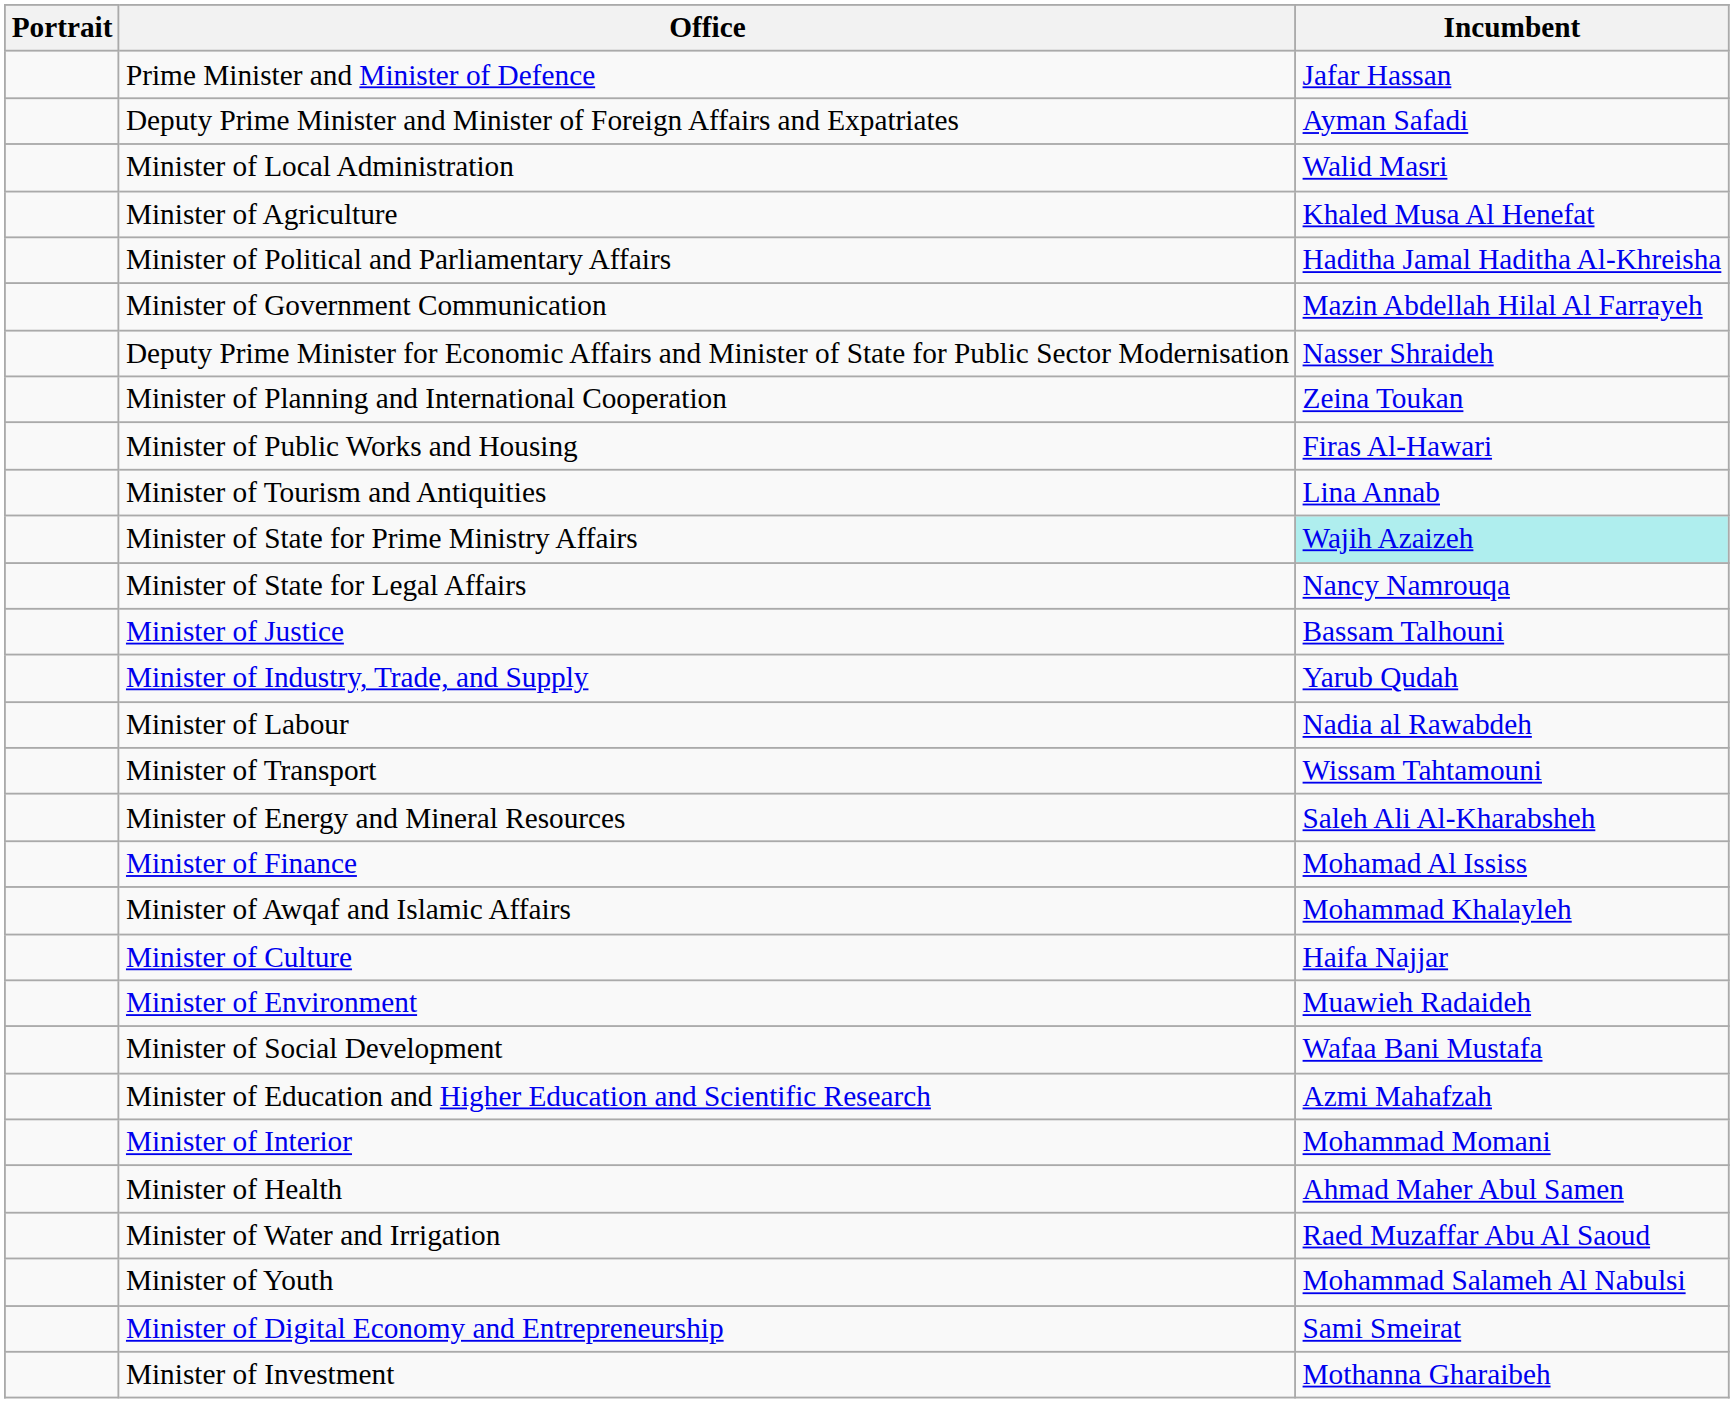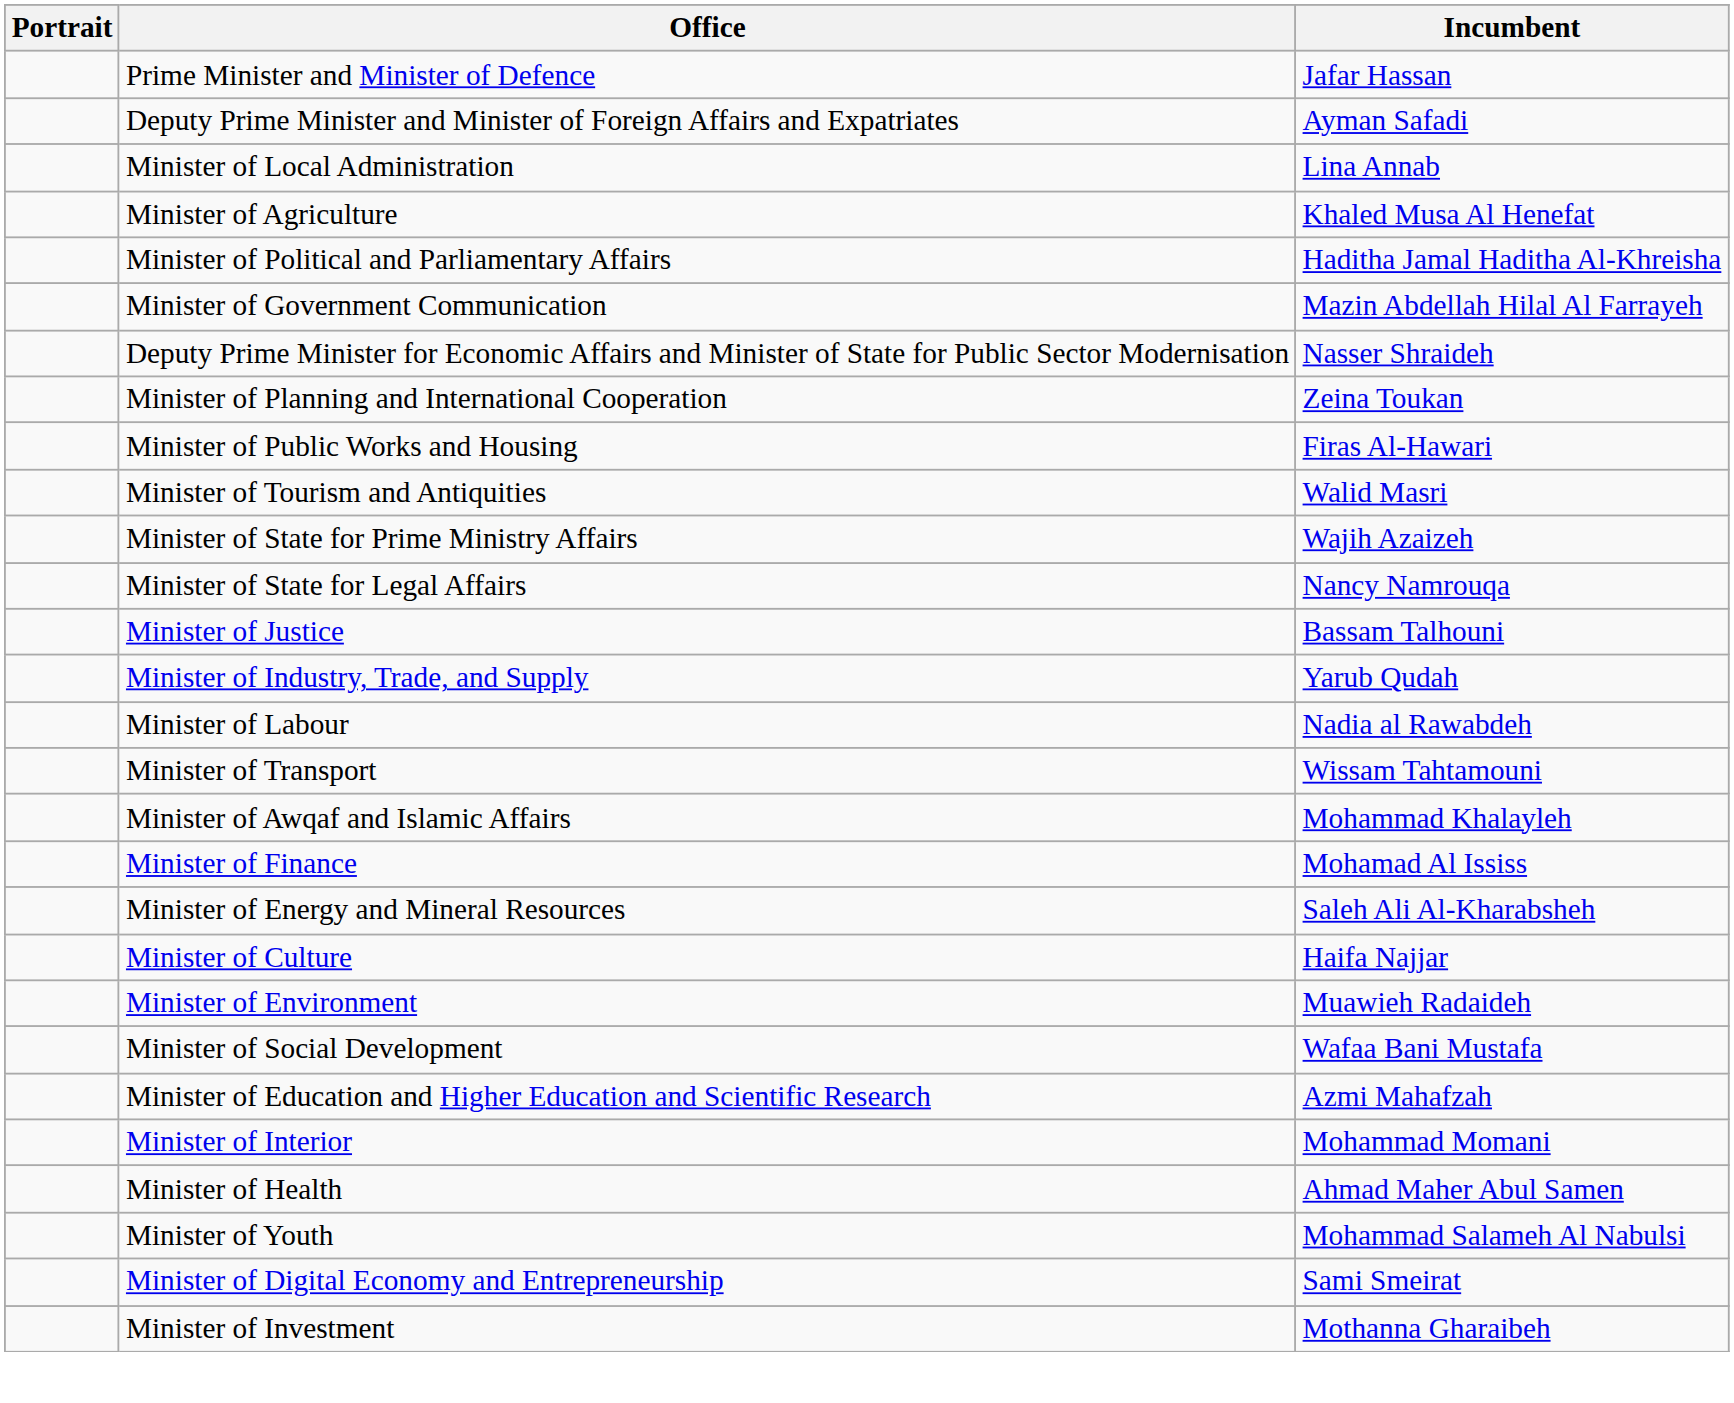(1375, 167) Walid Masri -> (1371, 167) Lina Annab
(1371, 492) Lina Annab -> (1375, 492) Walid Masri
(1388, 538) paleturquoise background -> (1388, 538) no background
rows swapped: (376, 817) <-> (348, 910)
- row: (313, 1235)
